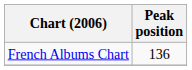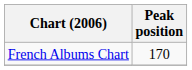(159, 53) 136 -> (159, 53) 170
